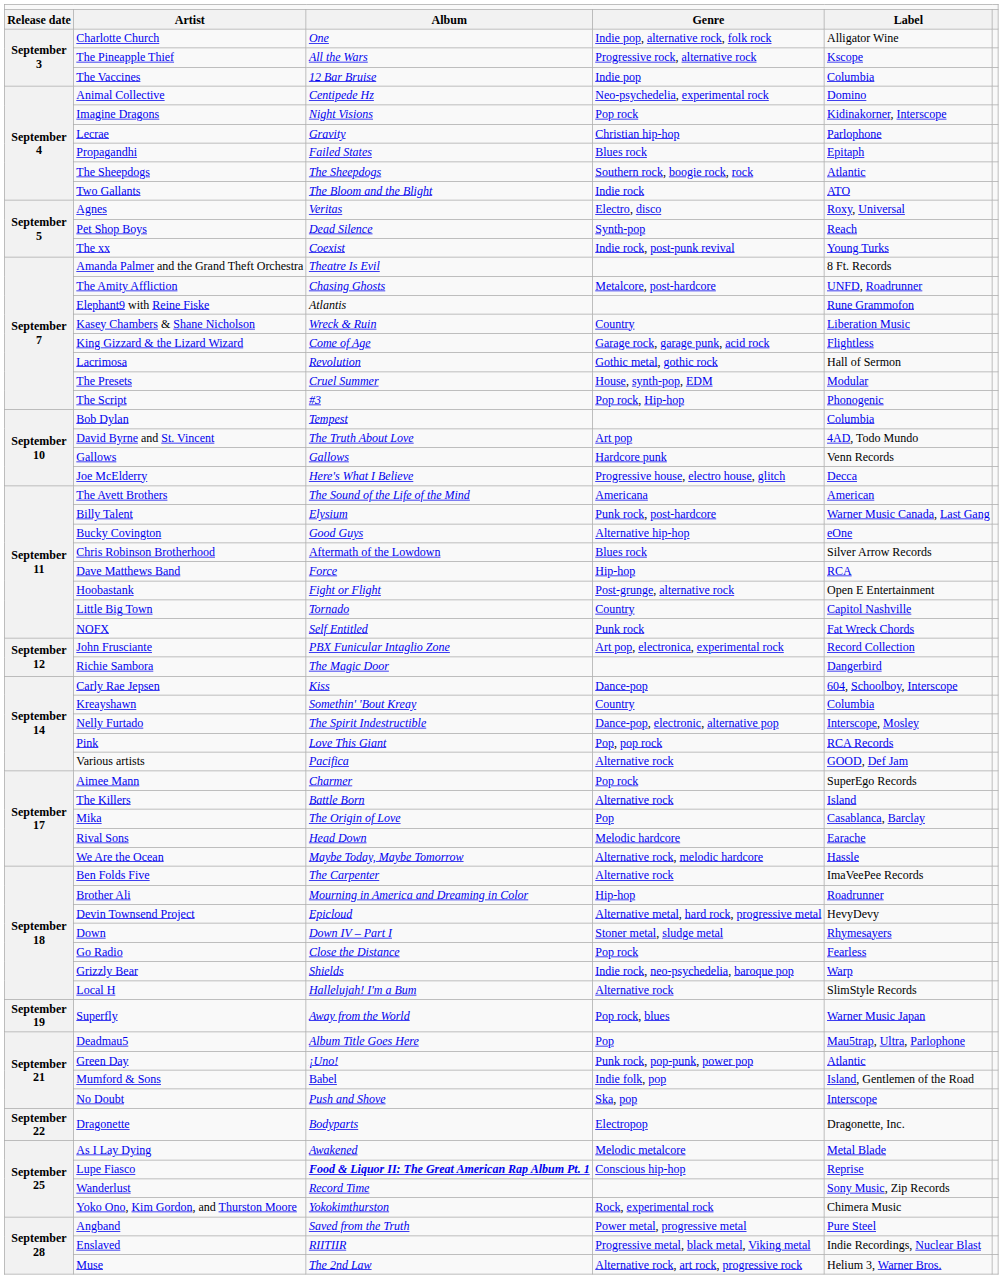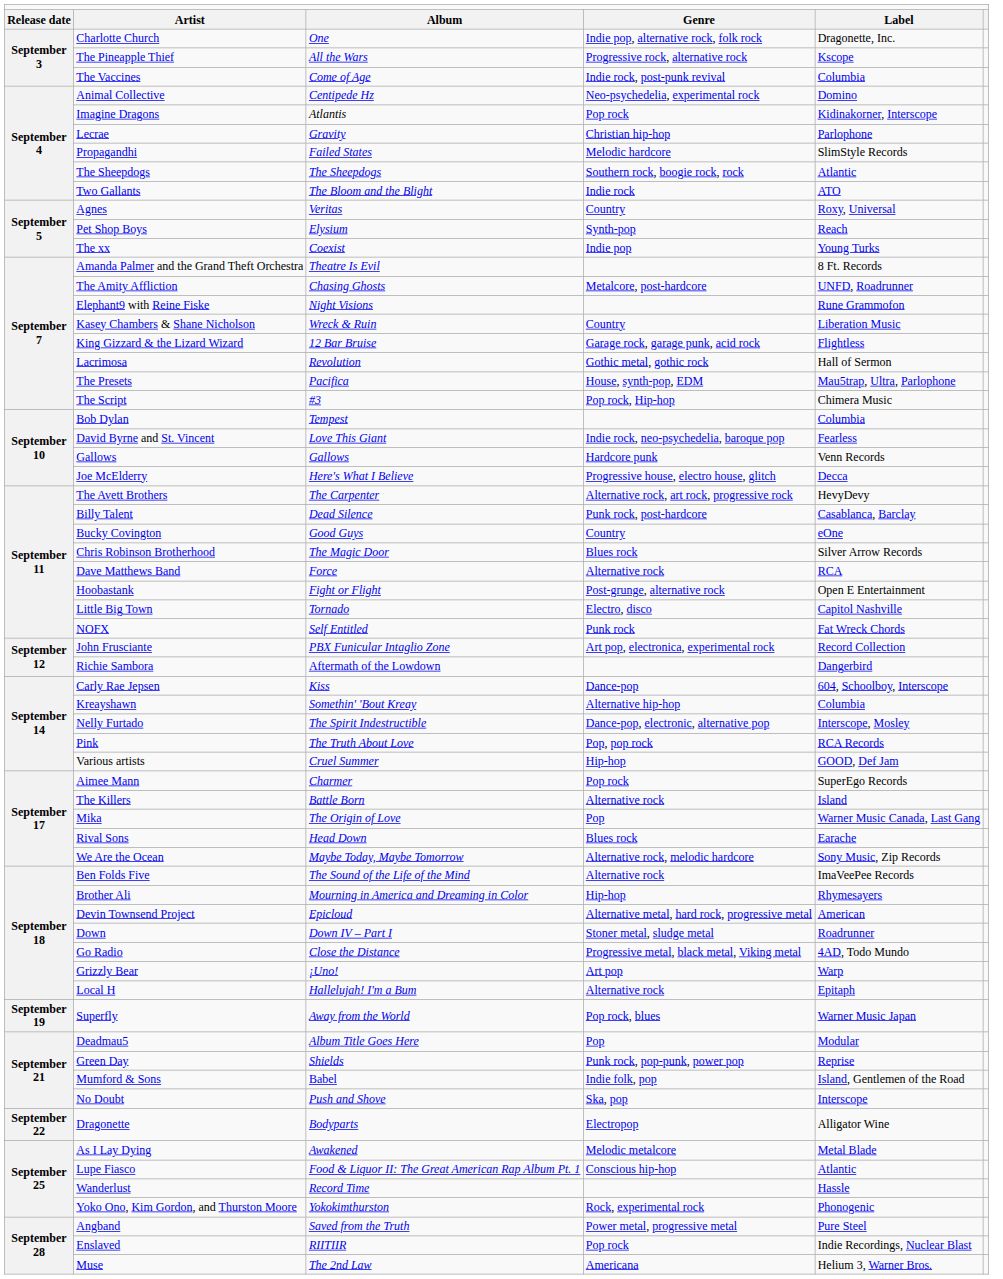(863, 38) Alligator Wine -> (856, 38) Dragonette, Inc.
(343, 76) 12 Bar Bruise -> (340, 76) Come of Age
(618, 76) Indie pop -> (655, 76) Indie rock, post-punk revival
(341, 114) Night Visions -> (328, 114) Atlantis
(621, 152) Blues rock -> (628, 152) Melodic hardcore
(846, 152) Epitaph -> (862, 152) SlimStyle Records
(628, 209) Electro, disco -> (606, 209) Country
(341, 228) Dead Silence -> (328, 228) Elysium
(665, 247) Indie rock, post-punk revival -> (609, 247) Indie pop
(328, 305) Atlantis -> (341, 305) Night Visions
(340, 343) Come of Age -> (343, 343) 12 Bar Bruise
(344, 381) Cruel Summer -> (329, 381) Pacifica
(848, 381) Modular -> (887, 381) Mau5trap, Ultra, Parlophone
(855, 400) Phonogenic -> (855, 400) Chimera Music
(361, 438) The Truth About Love -> (348, 438) Love This Giant
(614, 438) Art pop -> (685, 438) Indie rock, neo-psychedelia, baroque pop
(873, 438) 4AD, Todo Mundo -> (837, 438) Fearless
(389, 495) The Sound of the Life of the Mind -> (344, 495) The Carpenter
(622, 495) Americana -> (689, 495) Alternative rock, art rock, progressive rock
(851, 495) American -> (844, 495) HevyDevy
(328, 514) Elysium -> (341, 514) Dead Silence
(908, 514) Warner Music Canada, Last Gang -> (867, 514) Casablanca, Barclay
(642, 533) Alternative hip-hop -> (606, 533) Country
(375, 552) Aftermath of the Lowdown -> (349, 552) The Magic Door
(615, 571) Hip-hop -> (625, 571) Alternative rock
(615, 609) Country -> (619, 609) Electro, disco
(349, 666) The Magic Door -> (375, 666) Aftermath of the Lowdown
(615, 704) Country -> (633, 704) Alternative hip-hop
(348, 742) Love This Giant -> (361, 742) The Truth About Love
(329, 761) Pacifica -> (344, 761) Cruel Summer
(634, 761) Alternative rock -> (606, 761) Hip-hop
(876, 818) Casablanca, Barclay -> (899, 818) Warner Music Canada, Last Gang
(638, 837) Melodic hardcore -> (612, 837) Blues rock
(843, 856) Hassle -> (879, 856) Sony Music, Zip Records
(344, 875) The Carpenter -> (389, 875) The Sound of the Life of the Mind
(855, 894) Roadrunner -> (850, 894) Rhymesayers
(853, 914) HevyDevy -> (841, 914) American
(859, 933) Rhymesayers -> (846, 933) Roadrunner
(617, 952) Pop rock -> (694, 952) Progressive metal, black metal, Viking metal
(847, 952) Fearless -> (863, 952) 4AD, Todo Mundo
(326, 971) Shields -> (324, 971) ¡Uno!
(695, 971) Indie rock, neo-psychedelia, baroque pop -> (604, 971) Art pop
(872, 990) SlimStyle Records -> (836, 990) Epitaph
(896, 1041) Mau5trap, Ultra, Parlophone -> (838, 1041) Modular
(324, 1060) ¡Uno! -> (326, 1060) Shields
(846, 1060) Atlantic -> (836, 1060) Reprise
(866, 1124) Dragonette, Inc. -> (853, 1124) Alligator Wine
(449, 1169) bold -> (445, 1169) normal
(845, 1169) Reprise -> (837, 1169) Atlantic
(888, 1188) Sony Music, Zip Records -> (834, 1188) Hassle
(864, 1207) Chimera Music -> (846, 1207) Phonogenic
(703, 1245) Progressive metal, black metal, Viking metal -> (607, 1245) Pop rock
(699, 1264) Alternative rock, art rock, progressive rock -> (612, 1264) Americana
